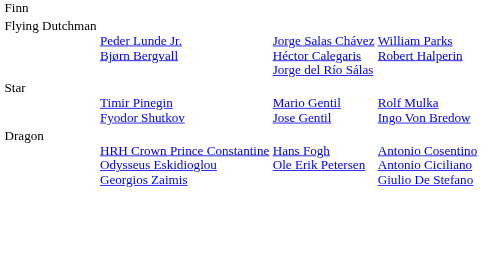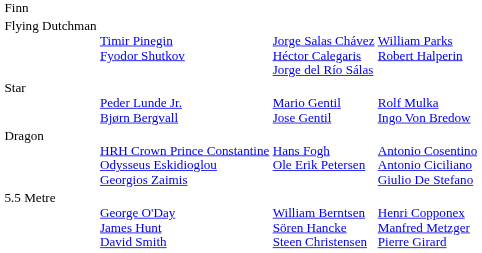(141, 48) Peder Lunde Jr. Bjørn Bergvall -> (142, 48) Timir Pinegin Fyodor Shutkov
(142, 110) Timir Pinegin Fyodor Shutkov -> (141, 110) Peder Lunde Jr. Bjørn Bergvall
+ row: (30, 198)
